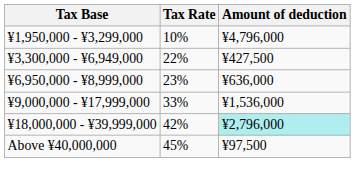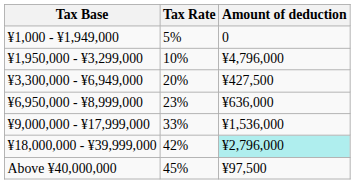+ row: (63, 37)
(176, 59) 22% -> (176, 80) 20%
